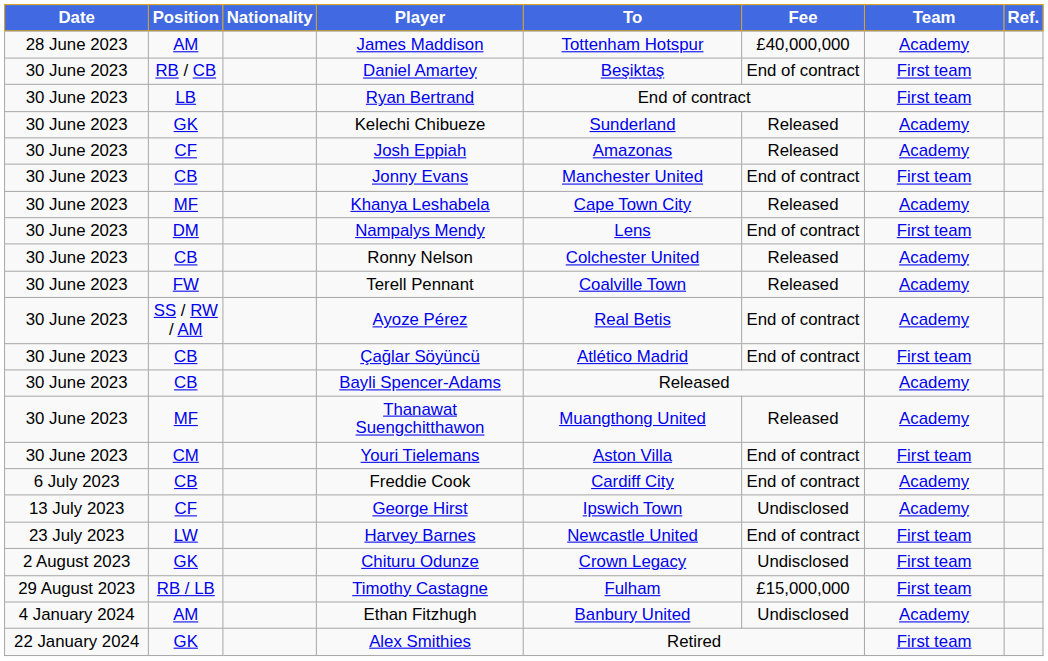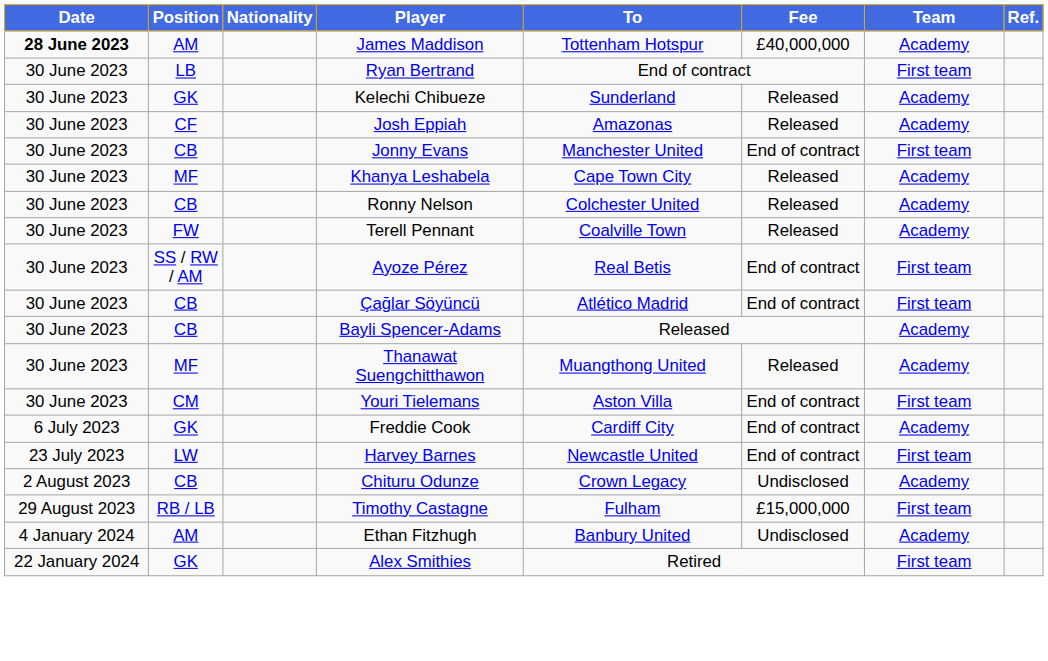(77, 44) normal -> (77, 44) bold
- row: (420, 71)
- row: (420, 230)
(934, 320) Academy -> (934, 267) First team
(186, 481) CB -> (186, 428) GK
- row: (420, 508)
(186, 561) GK -> (186, 481) CB
(934, 561) First team -> (934, 481) Academy
